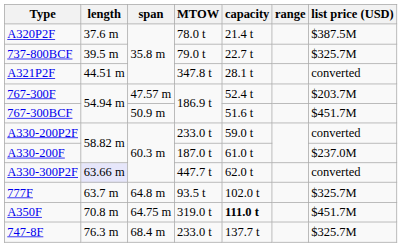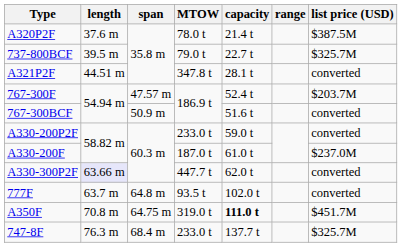(334, 113) $451.7M -> (336, 113) converted
(334, 192) $325.7M -> (336, 192) converted
